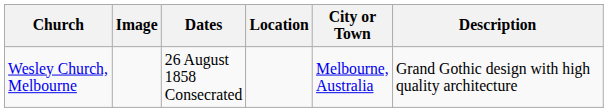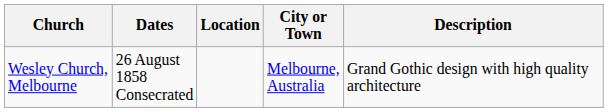- column: (137, 25)
